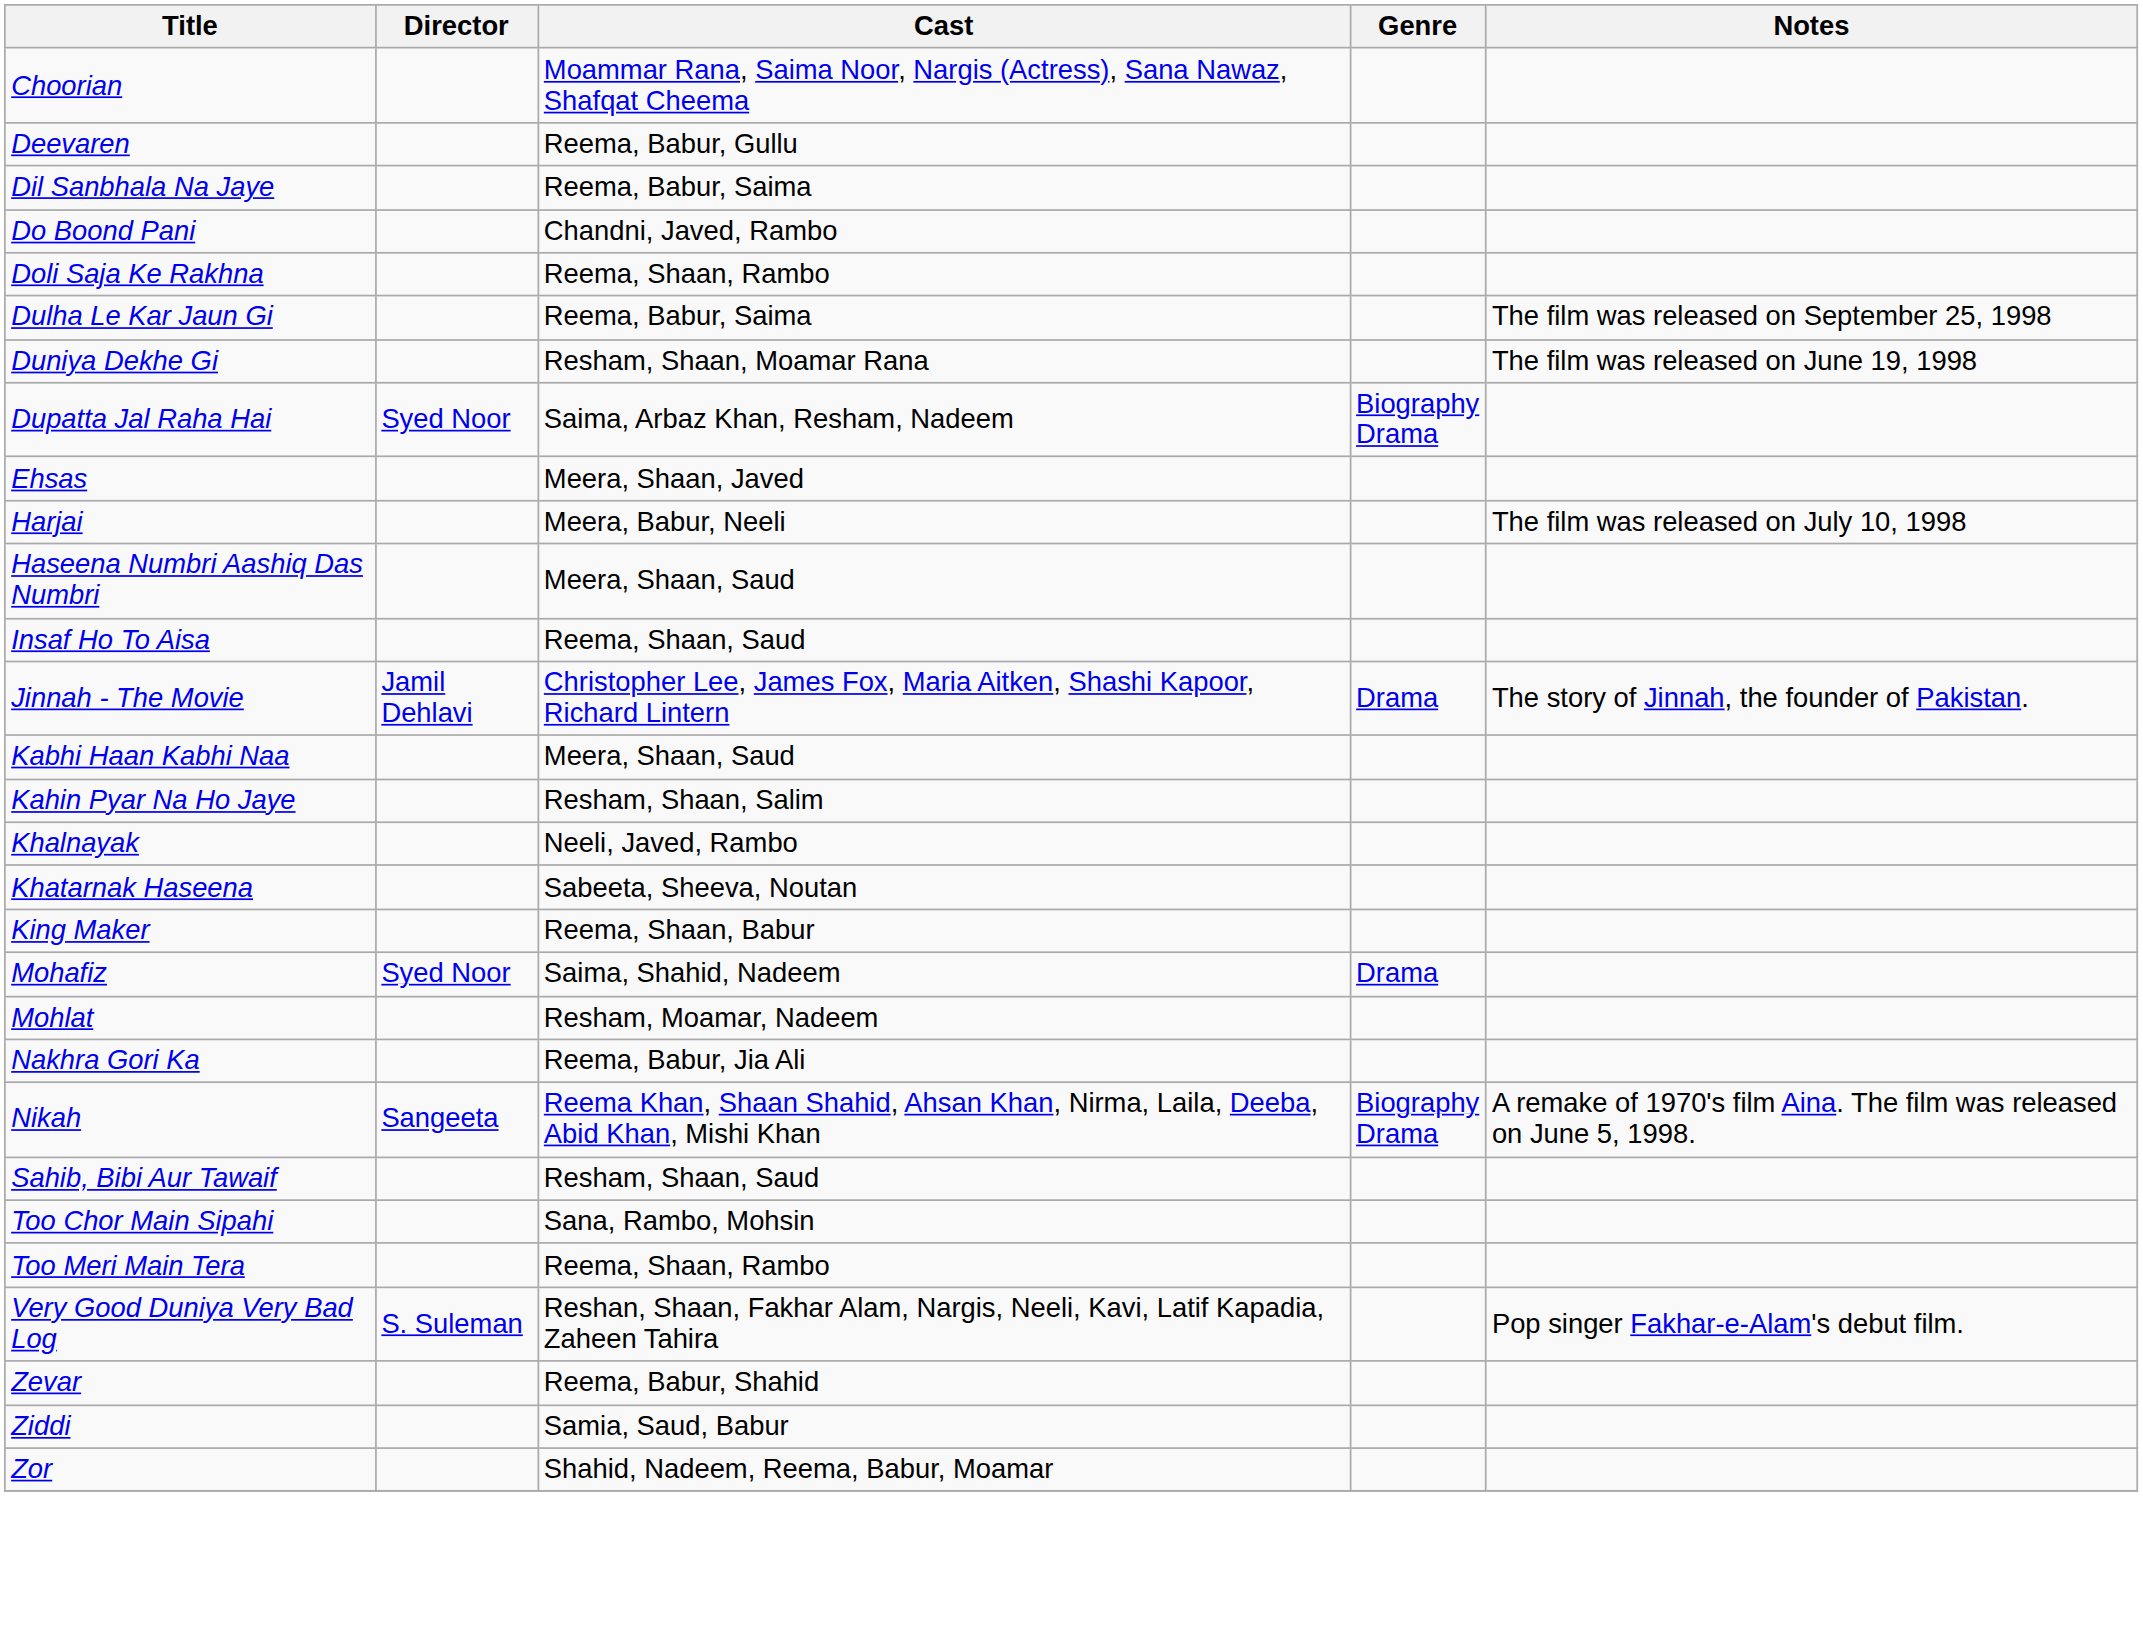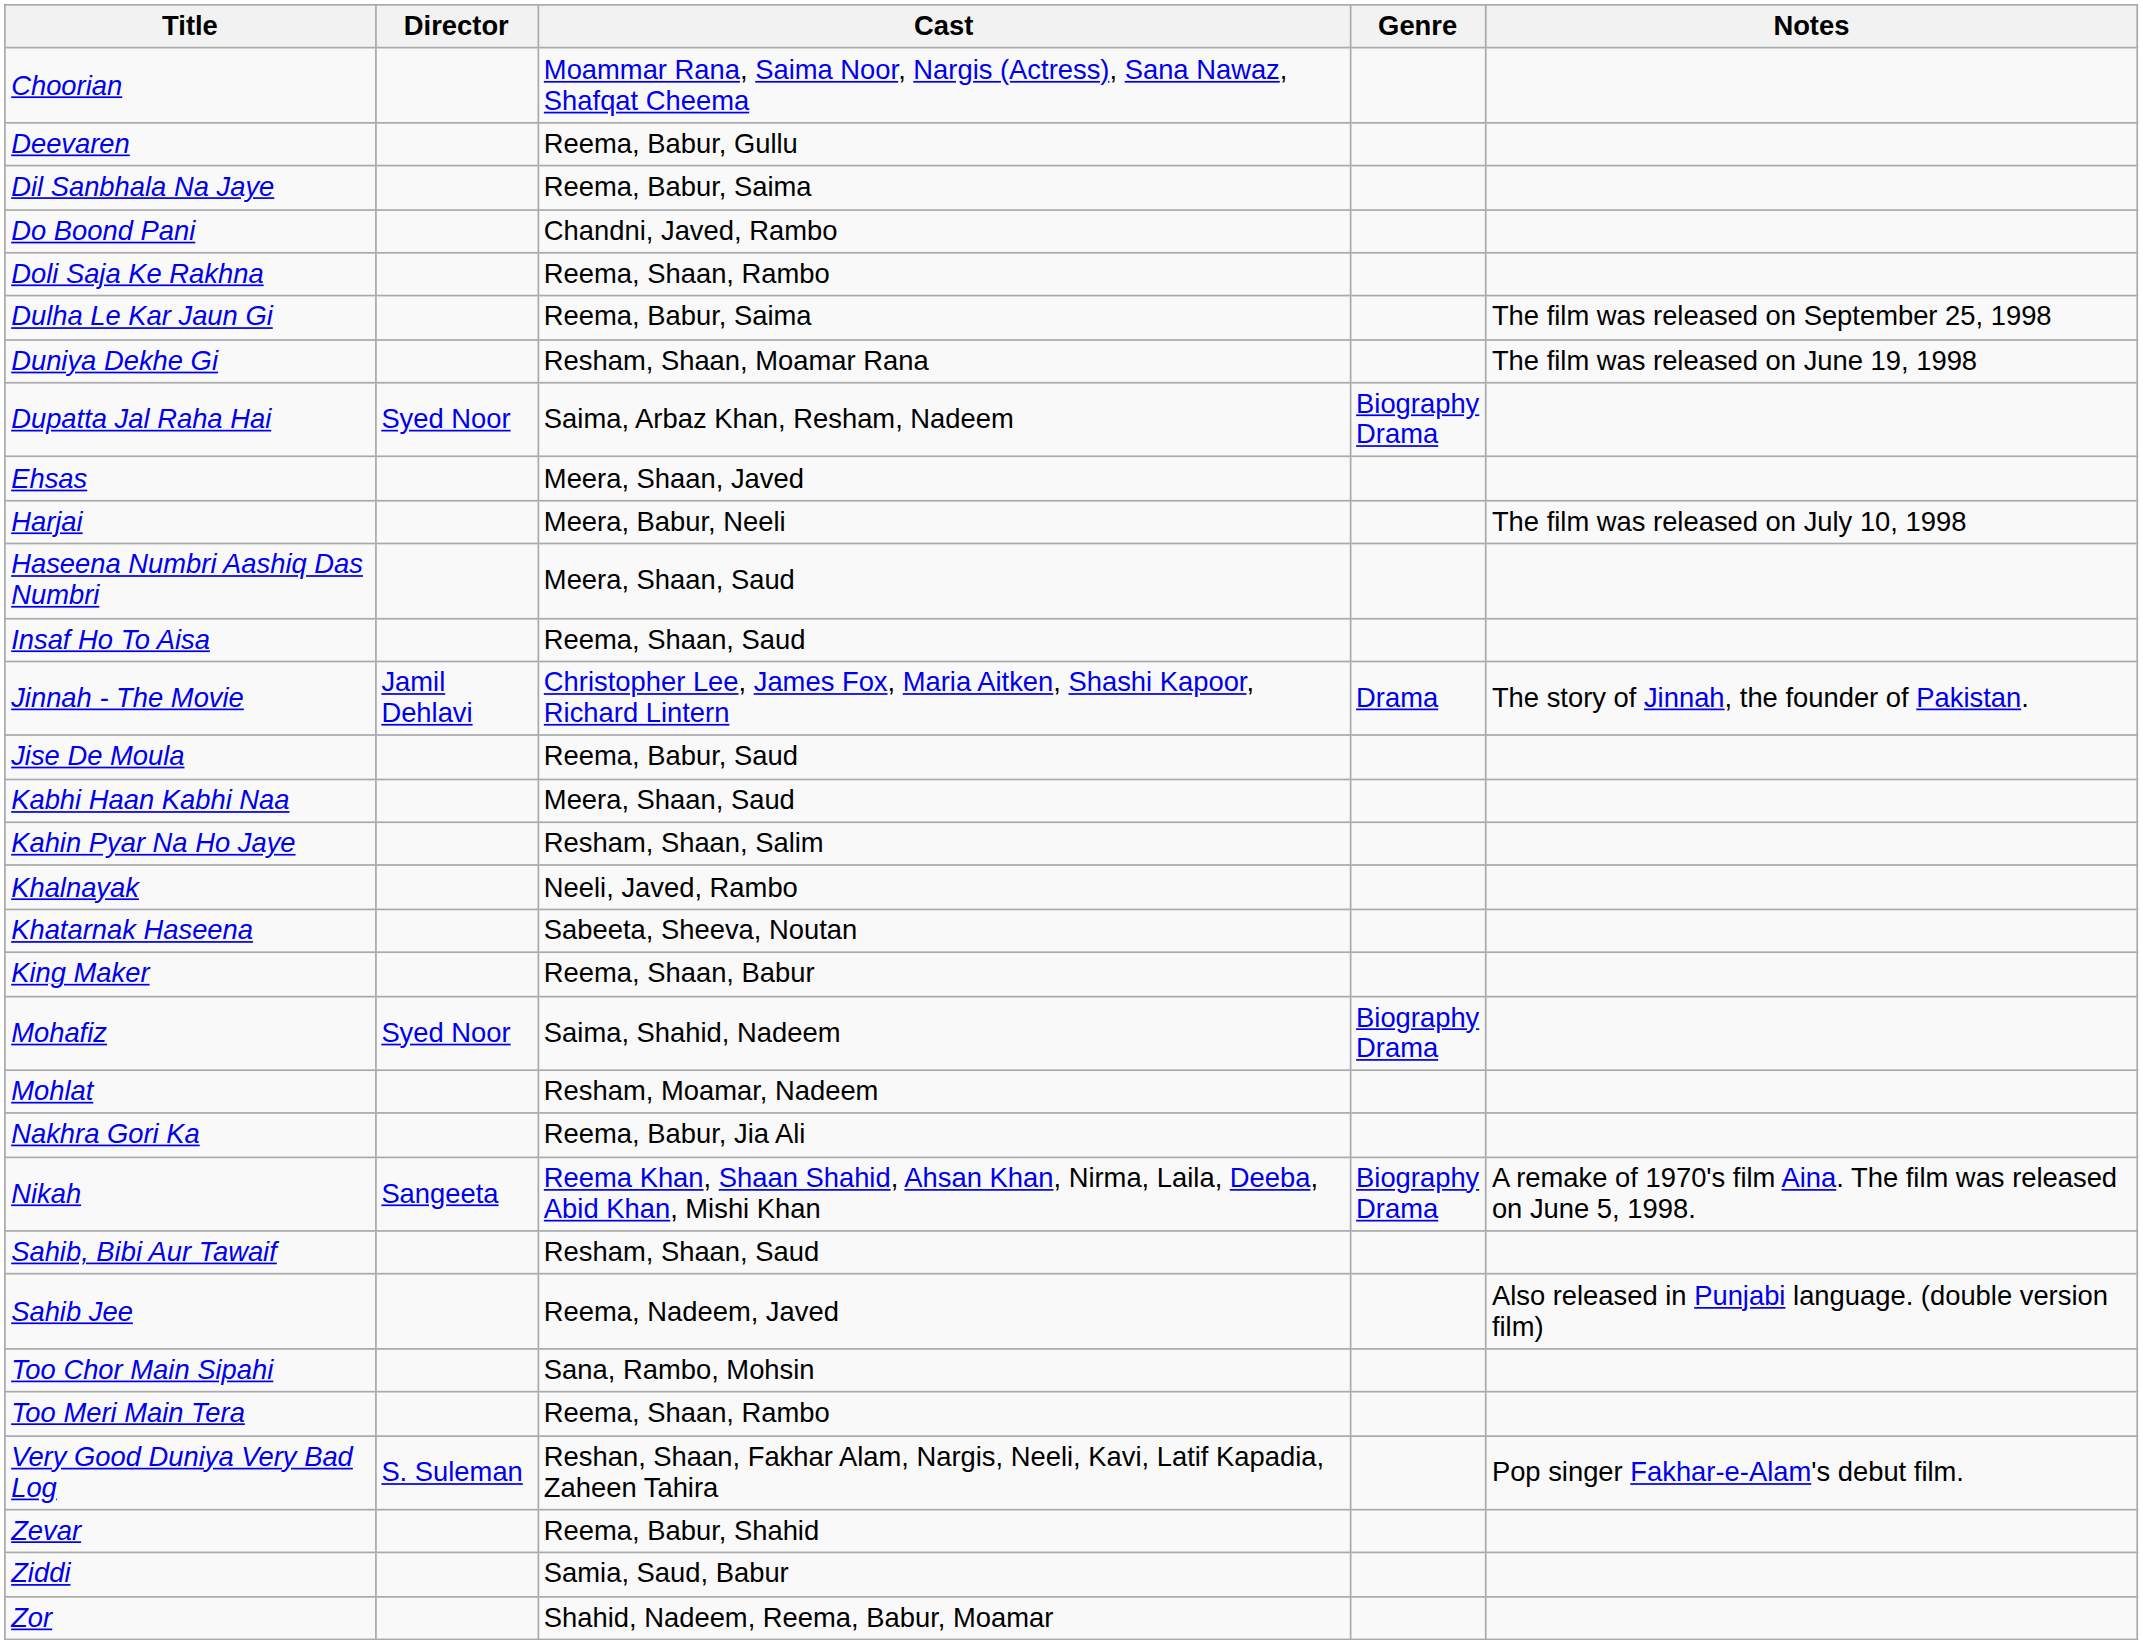+ row: (98, 756)
(1397, 973) Drama -> (1418, 1032) Biography Drama
+ row: (72, 1311)
